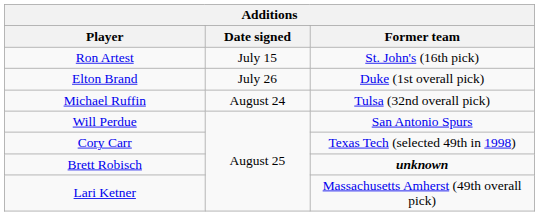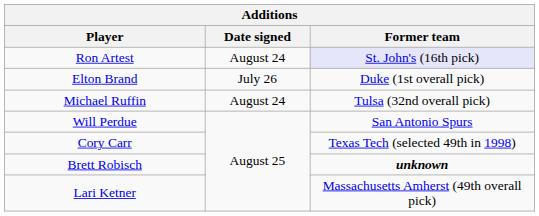(257, 57) July 15 -> (257, 57) August 24
(422, 57) no background -> (422, 57) lavender background
